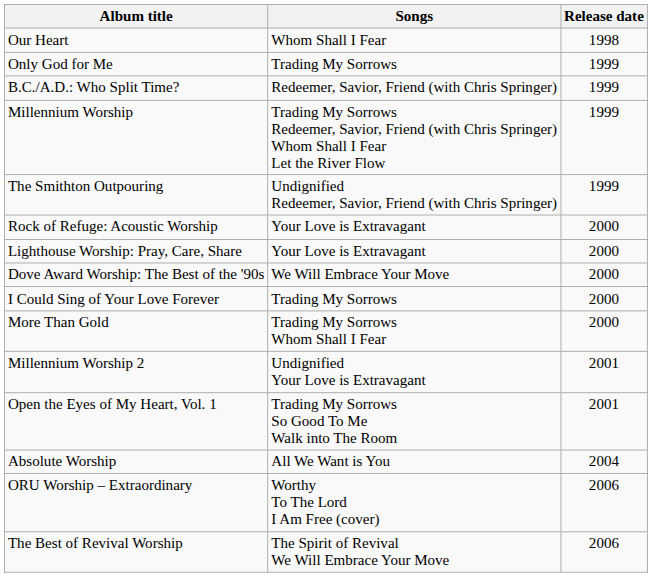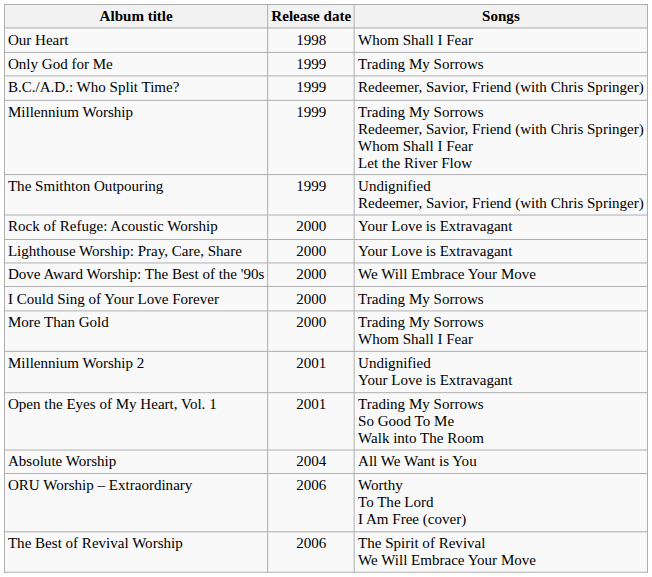columns swapped: (604, 16) <-> (414, 16)
